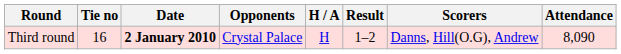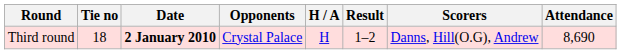(100, 37) 16 -> (100, 37) 18
(579, 37) 8,090 -> (579, 37) 8,690
